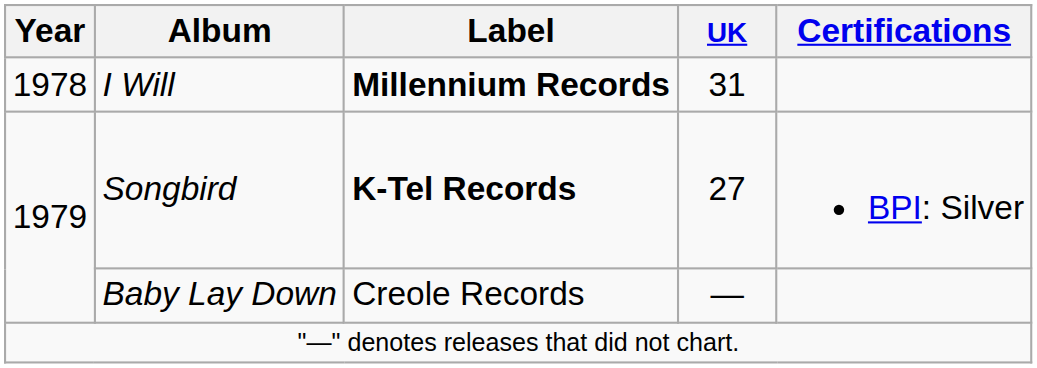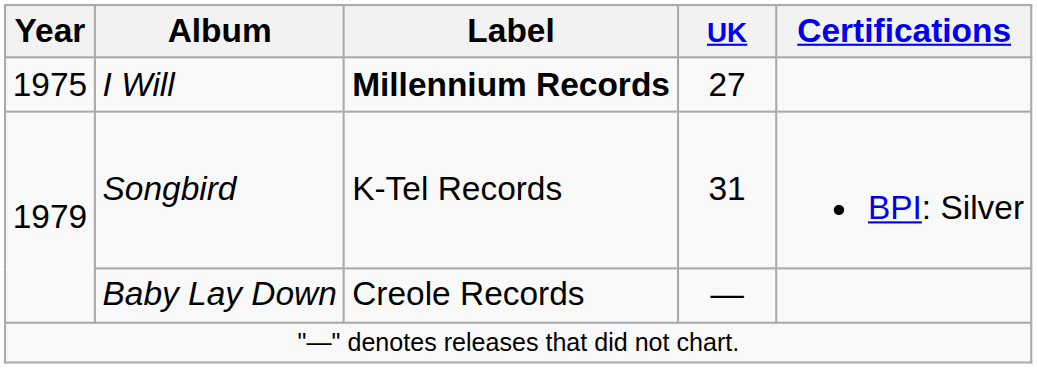(50, 84) 1978 -> (50, 84) 1975
(727, 84) 31 -> (727, 84) 27
(464, 189) bold -> (457, 189) normal
(727, 189) 27 -> (727, 189) 31
